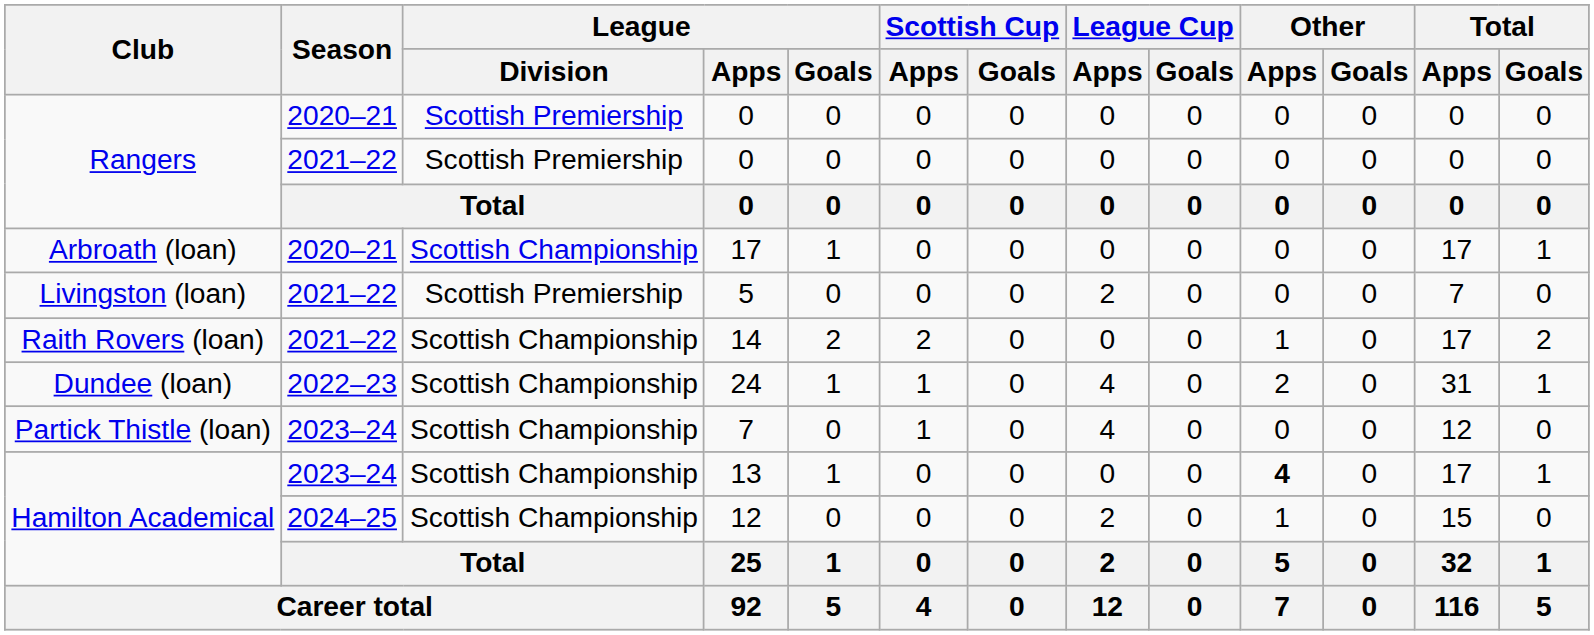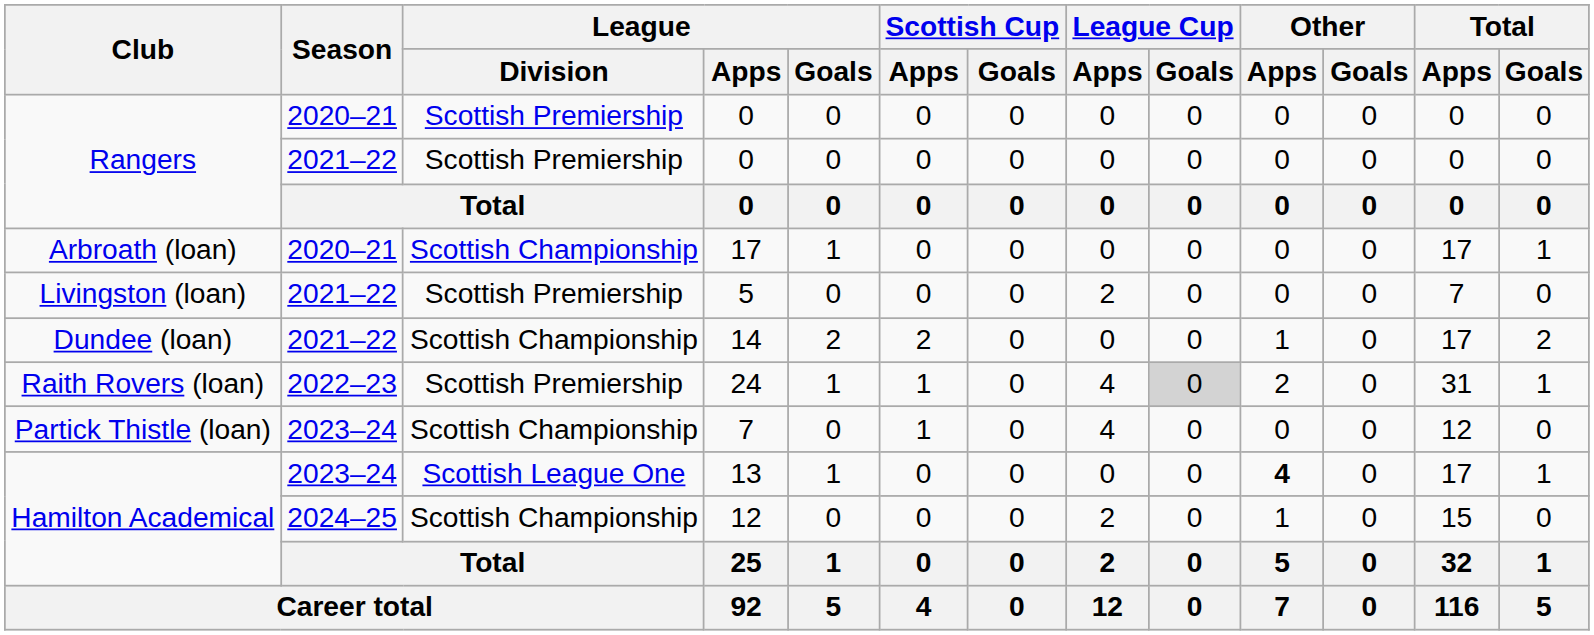(143, 339) Raith Rovers (loan) -> (143, 339) Dundee (loan)
(143, 384) Dundee (loan) -> (143, 384) Raith Rovers (loan)
(554, 384) Scottish Championship -> (554, 384) Scottish Premiership
(1195, 384) no background -> (1195, 384) lightgrey background
(554, 473) Scottish Championship -> (554, 473) Scottish League One
